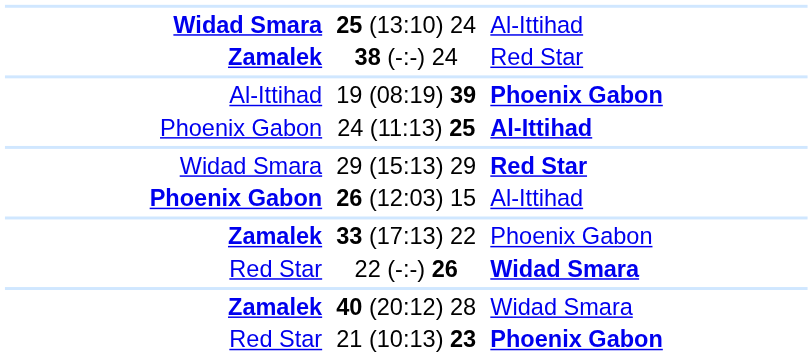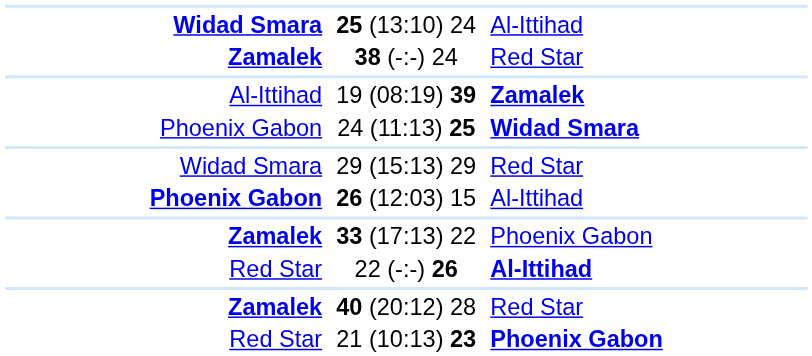(577, 95) Phoenix Gabon -> (537, 95) Zamalek
(541, 128) Al-Ittihad -> (565, 128) Widad Smara
(539, 166) bold -> (537, 166) normal
(565, 269) Widad Smara -> (541, 269) Al-Ittihad
(562, 307) Widad Smara -> (537, 307) Red Star
